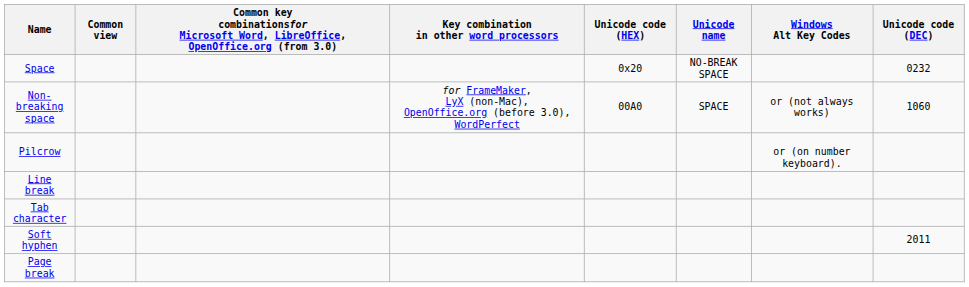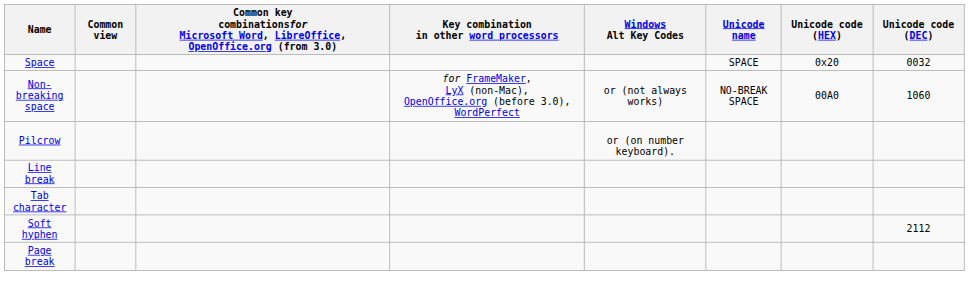columns swapped: (812, 30) <-> (630, 30)
(714, 68) NO-BREAK SPACE -> (744, 63) SPACE
(918, 68) 0232 -> (918, 63) 0032
(714, 107) SPACE -> (744, 96) NO-BREAK SPACE
(918, 240) 2011 -> (918, 229) 2112
